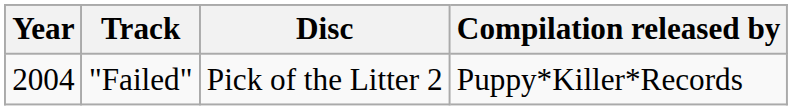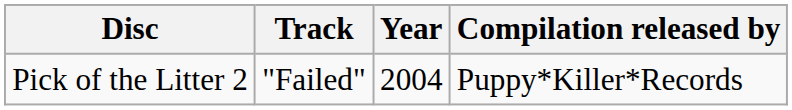columns swapped: (43, 29) <-> (325, 29)
